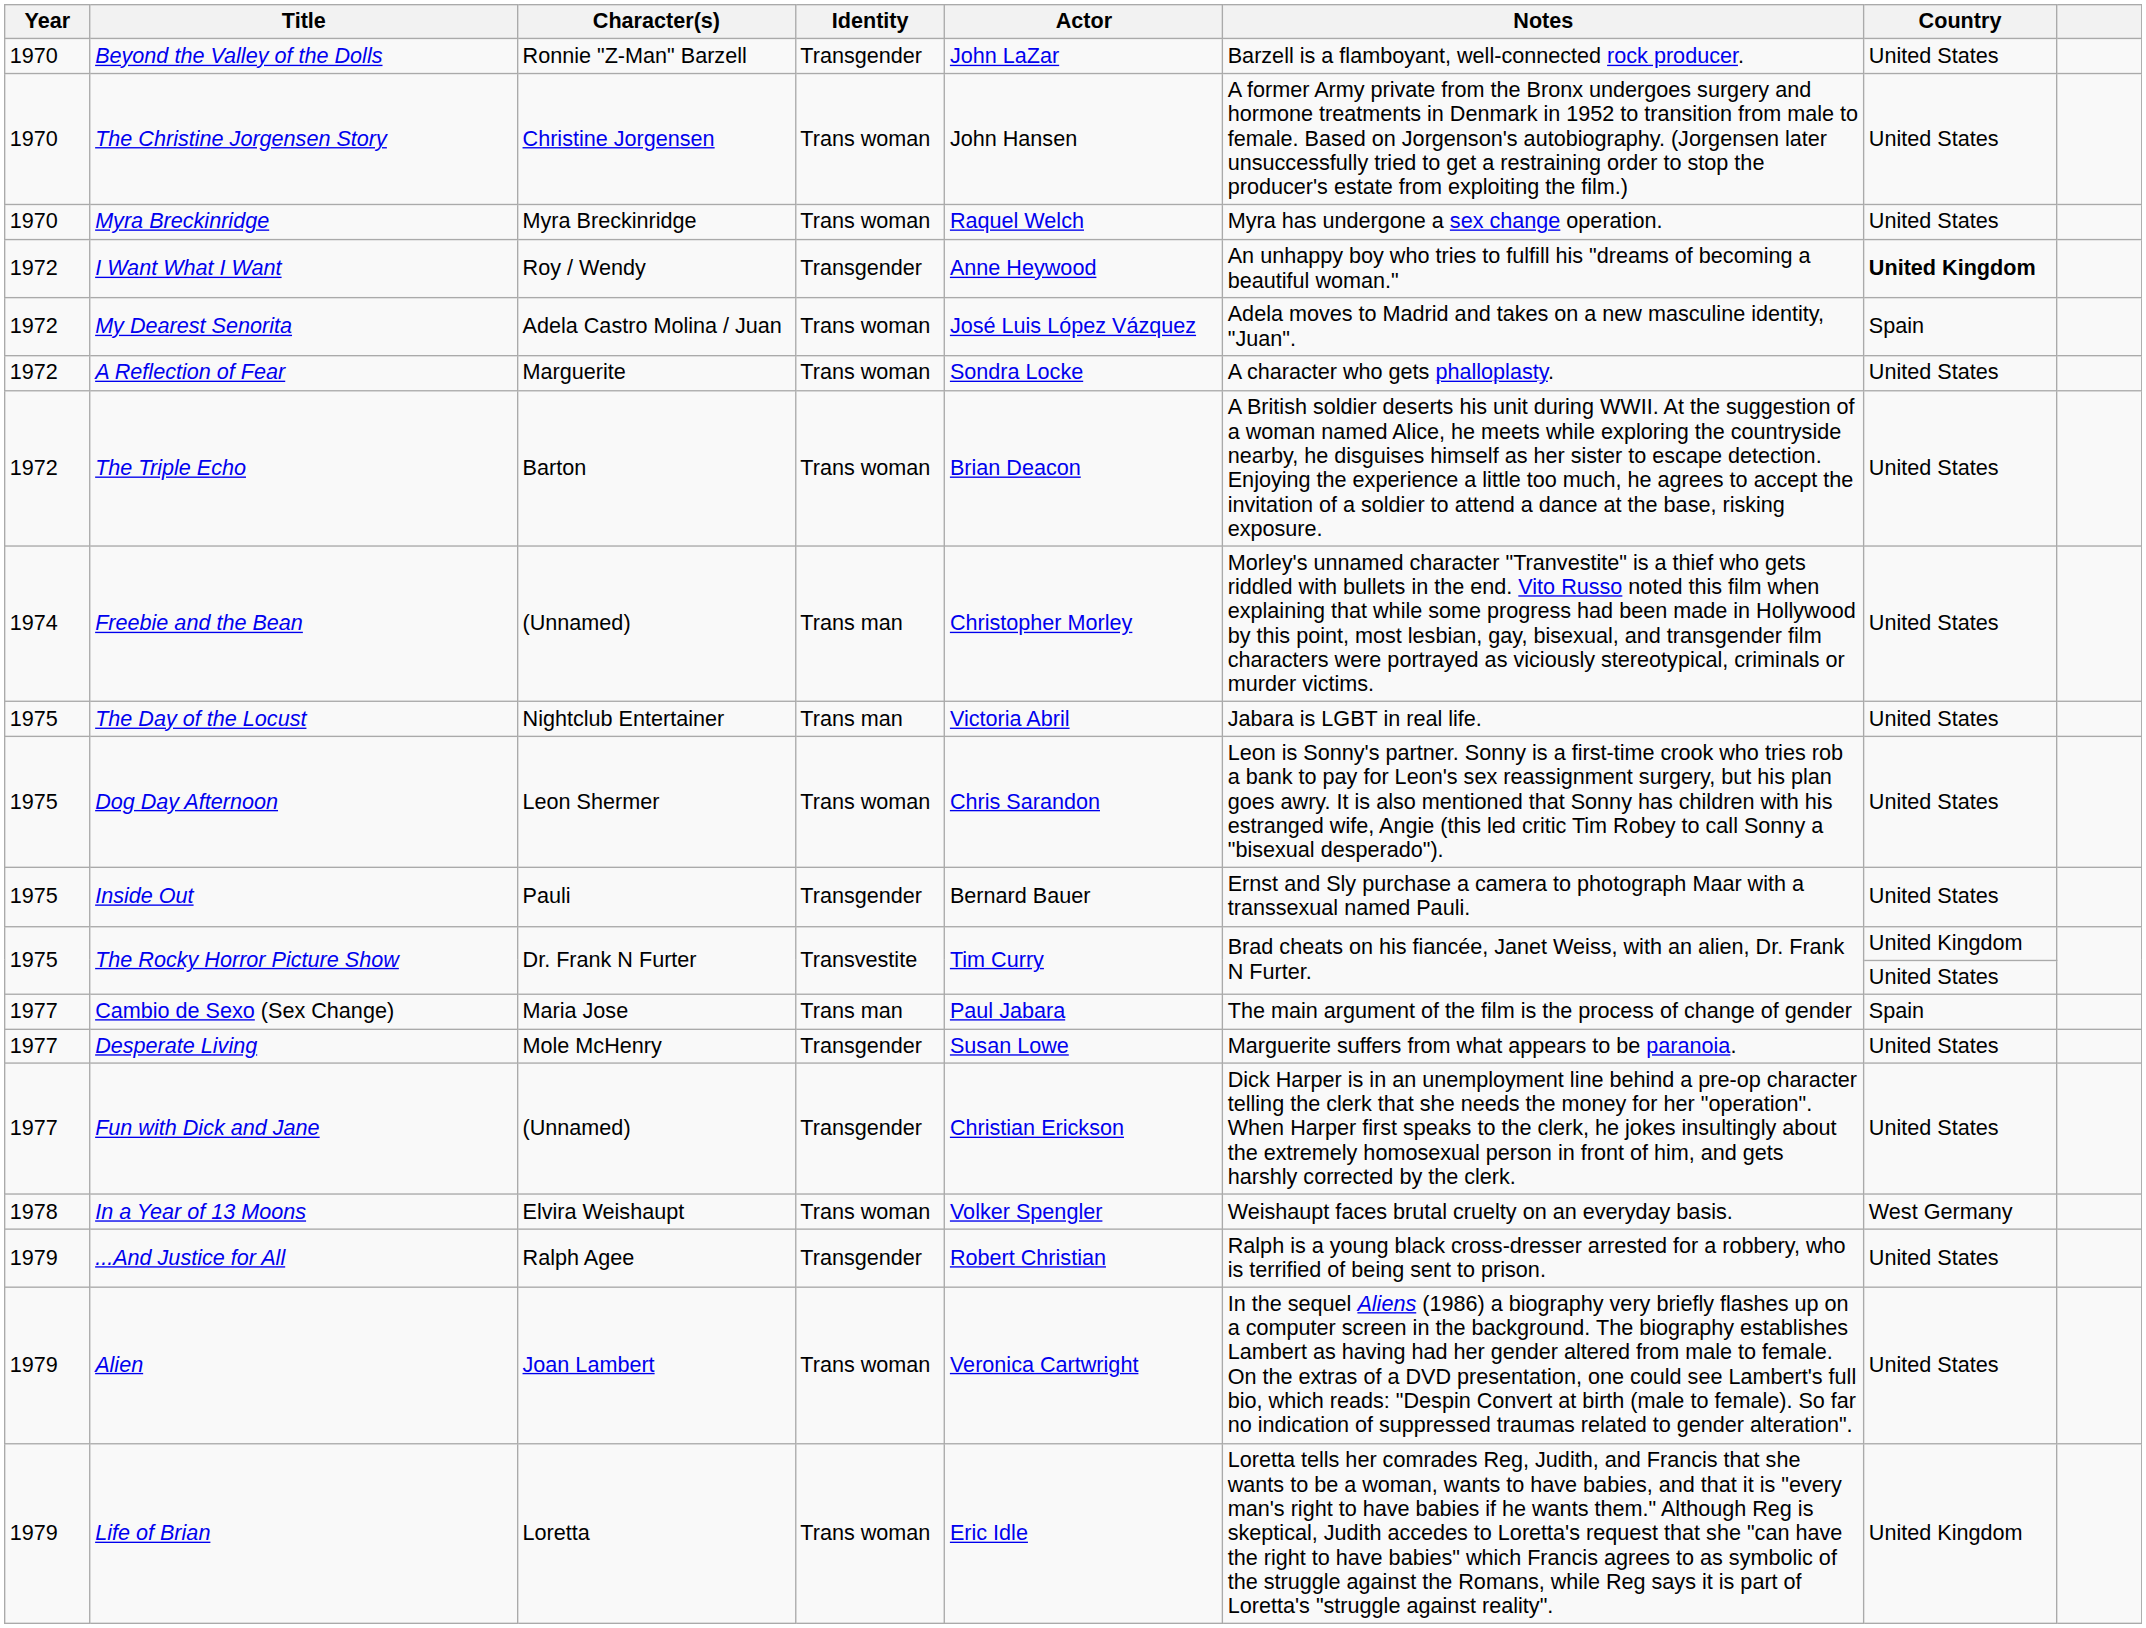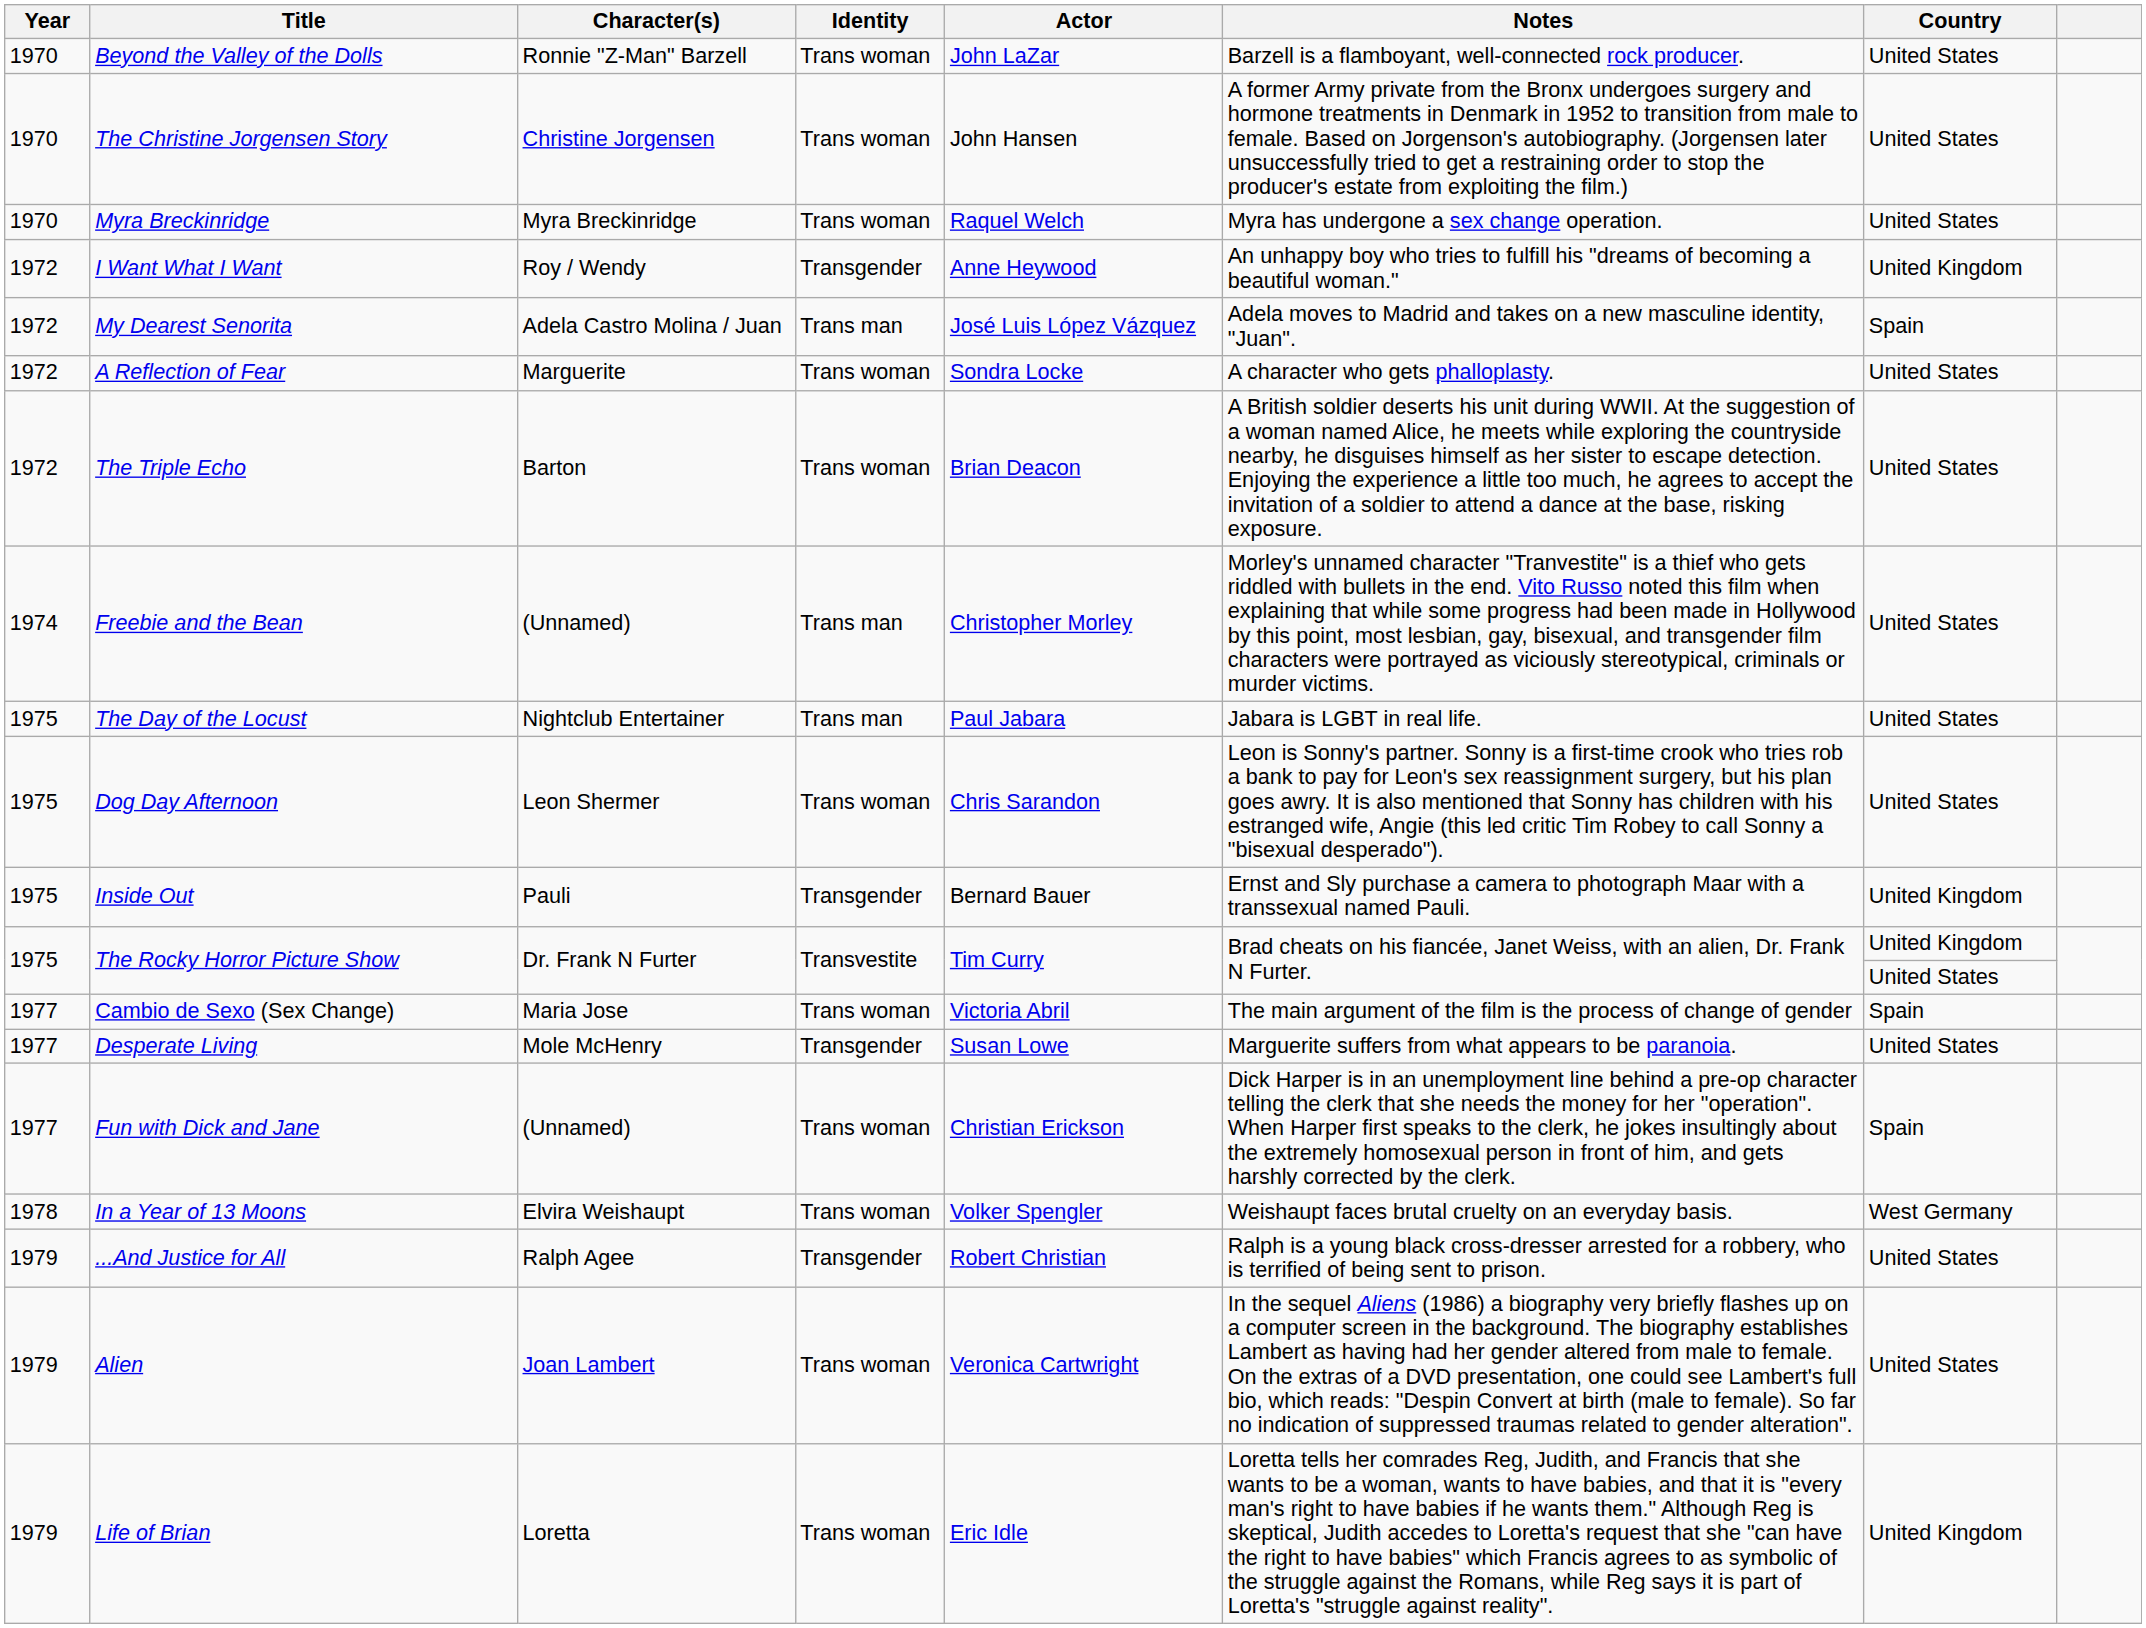(861, 55) Transgender -> (865, 55) Trans woman
(1952, 268) bold -> (1946, 268) normal
(865, 326) Trans woman -> (852, 326) Trans man
(1010, 718) Victoria Abril -> (1008, 718) Paul Jabara
(1934, 896) United States -> (1946, 896) United Kingdom
(852, 1011) Trans man -> (865, 1011) Trans woman
(1008, 1011) Paul Jabara -> (1010, 1011) Victoria Abril
(861, 1128) Transgender -> (865, 1128) Trans woman
(1934, 1128) United States -> (1896, 1128) Spain
